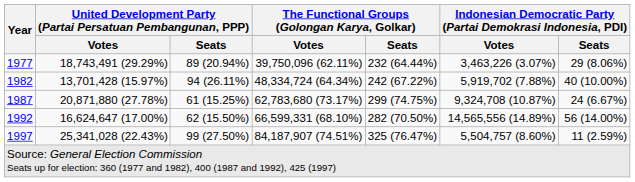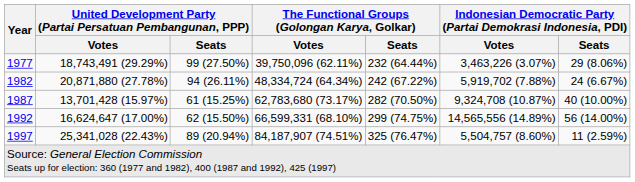(218, 63) 89 (20.94%) -> (218, 63) 99 (27.50%)
(114, 81) 13,701,428 (15.97%) -> (114, 81) 20,871,880 (27.78%)
(596, 81) 40 (10.00%) -> (599, 81) 24 (6.67%)
(114, 100) 20,871,880 (27.78%) -> (114, 100) 13,701,428 (15.97%)
(402, 100) 299 (74.75%) -> (402, 100) 282 (70.50%)
(599, 100) 24 (6.67%) -> (596, 100) 40 (10.00%)
(402, 118) 282 (70.50%) -> (402, 118) 299 (74.75%)
(218, 136) 99 (27.50%) -> (218, 136) 89 (20.94%)
